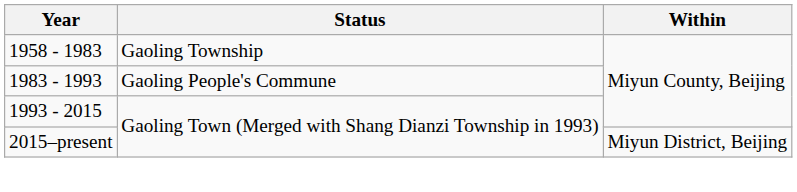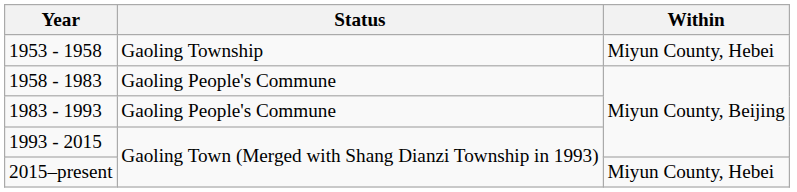+ row: (55, 50)
(192, 50) Gaoling Township -> (229, 80) Gaoling People's Commune
(697, 141) Miyun District, Beijing -> (691, 171) Miyun County, Hebei
